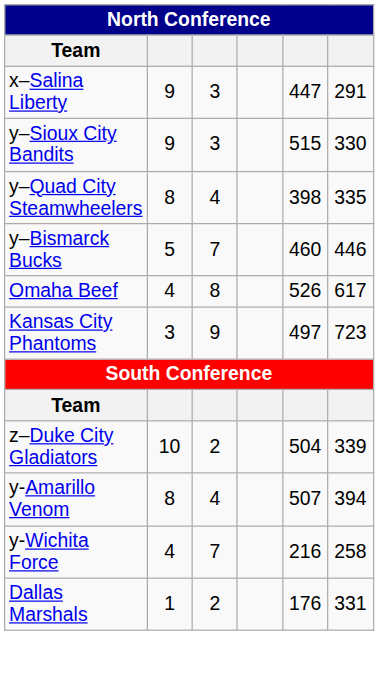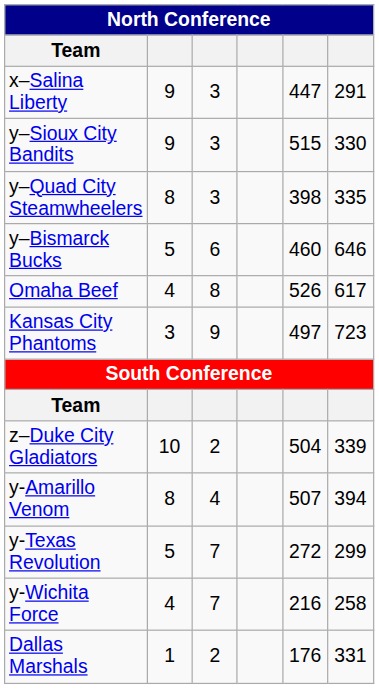(215, 197) 4 -> (215, 197) 3
(215, 249) 7 -> (215, 249) 6
(350, 249) 446 -> (350, 249) 646
+ row: (55, 551)
